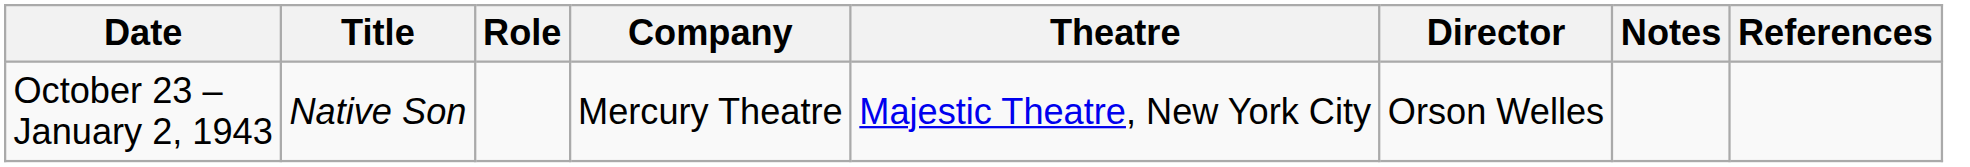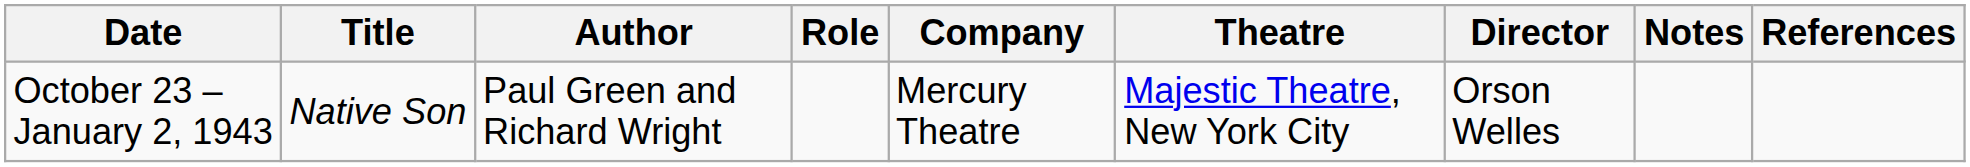+ column: (634, 33)
